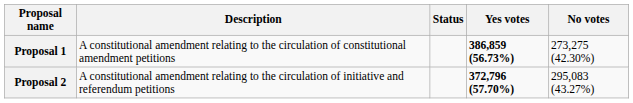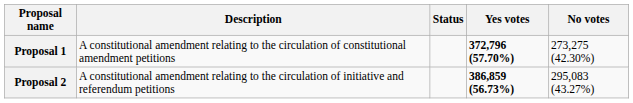(491, 51) 386,859 (56.73%) -> (491, 51) 372,796 (57.70%)
(491, 82) 372,796 (57.70%) -> (491, 82) 386,859 (56.73%)
